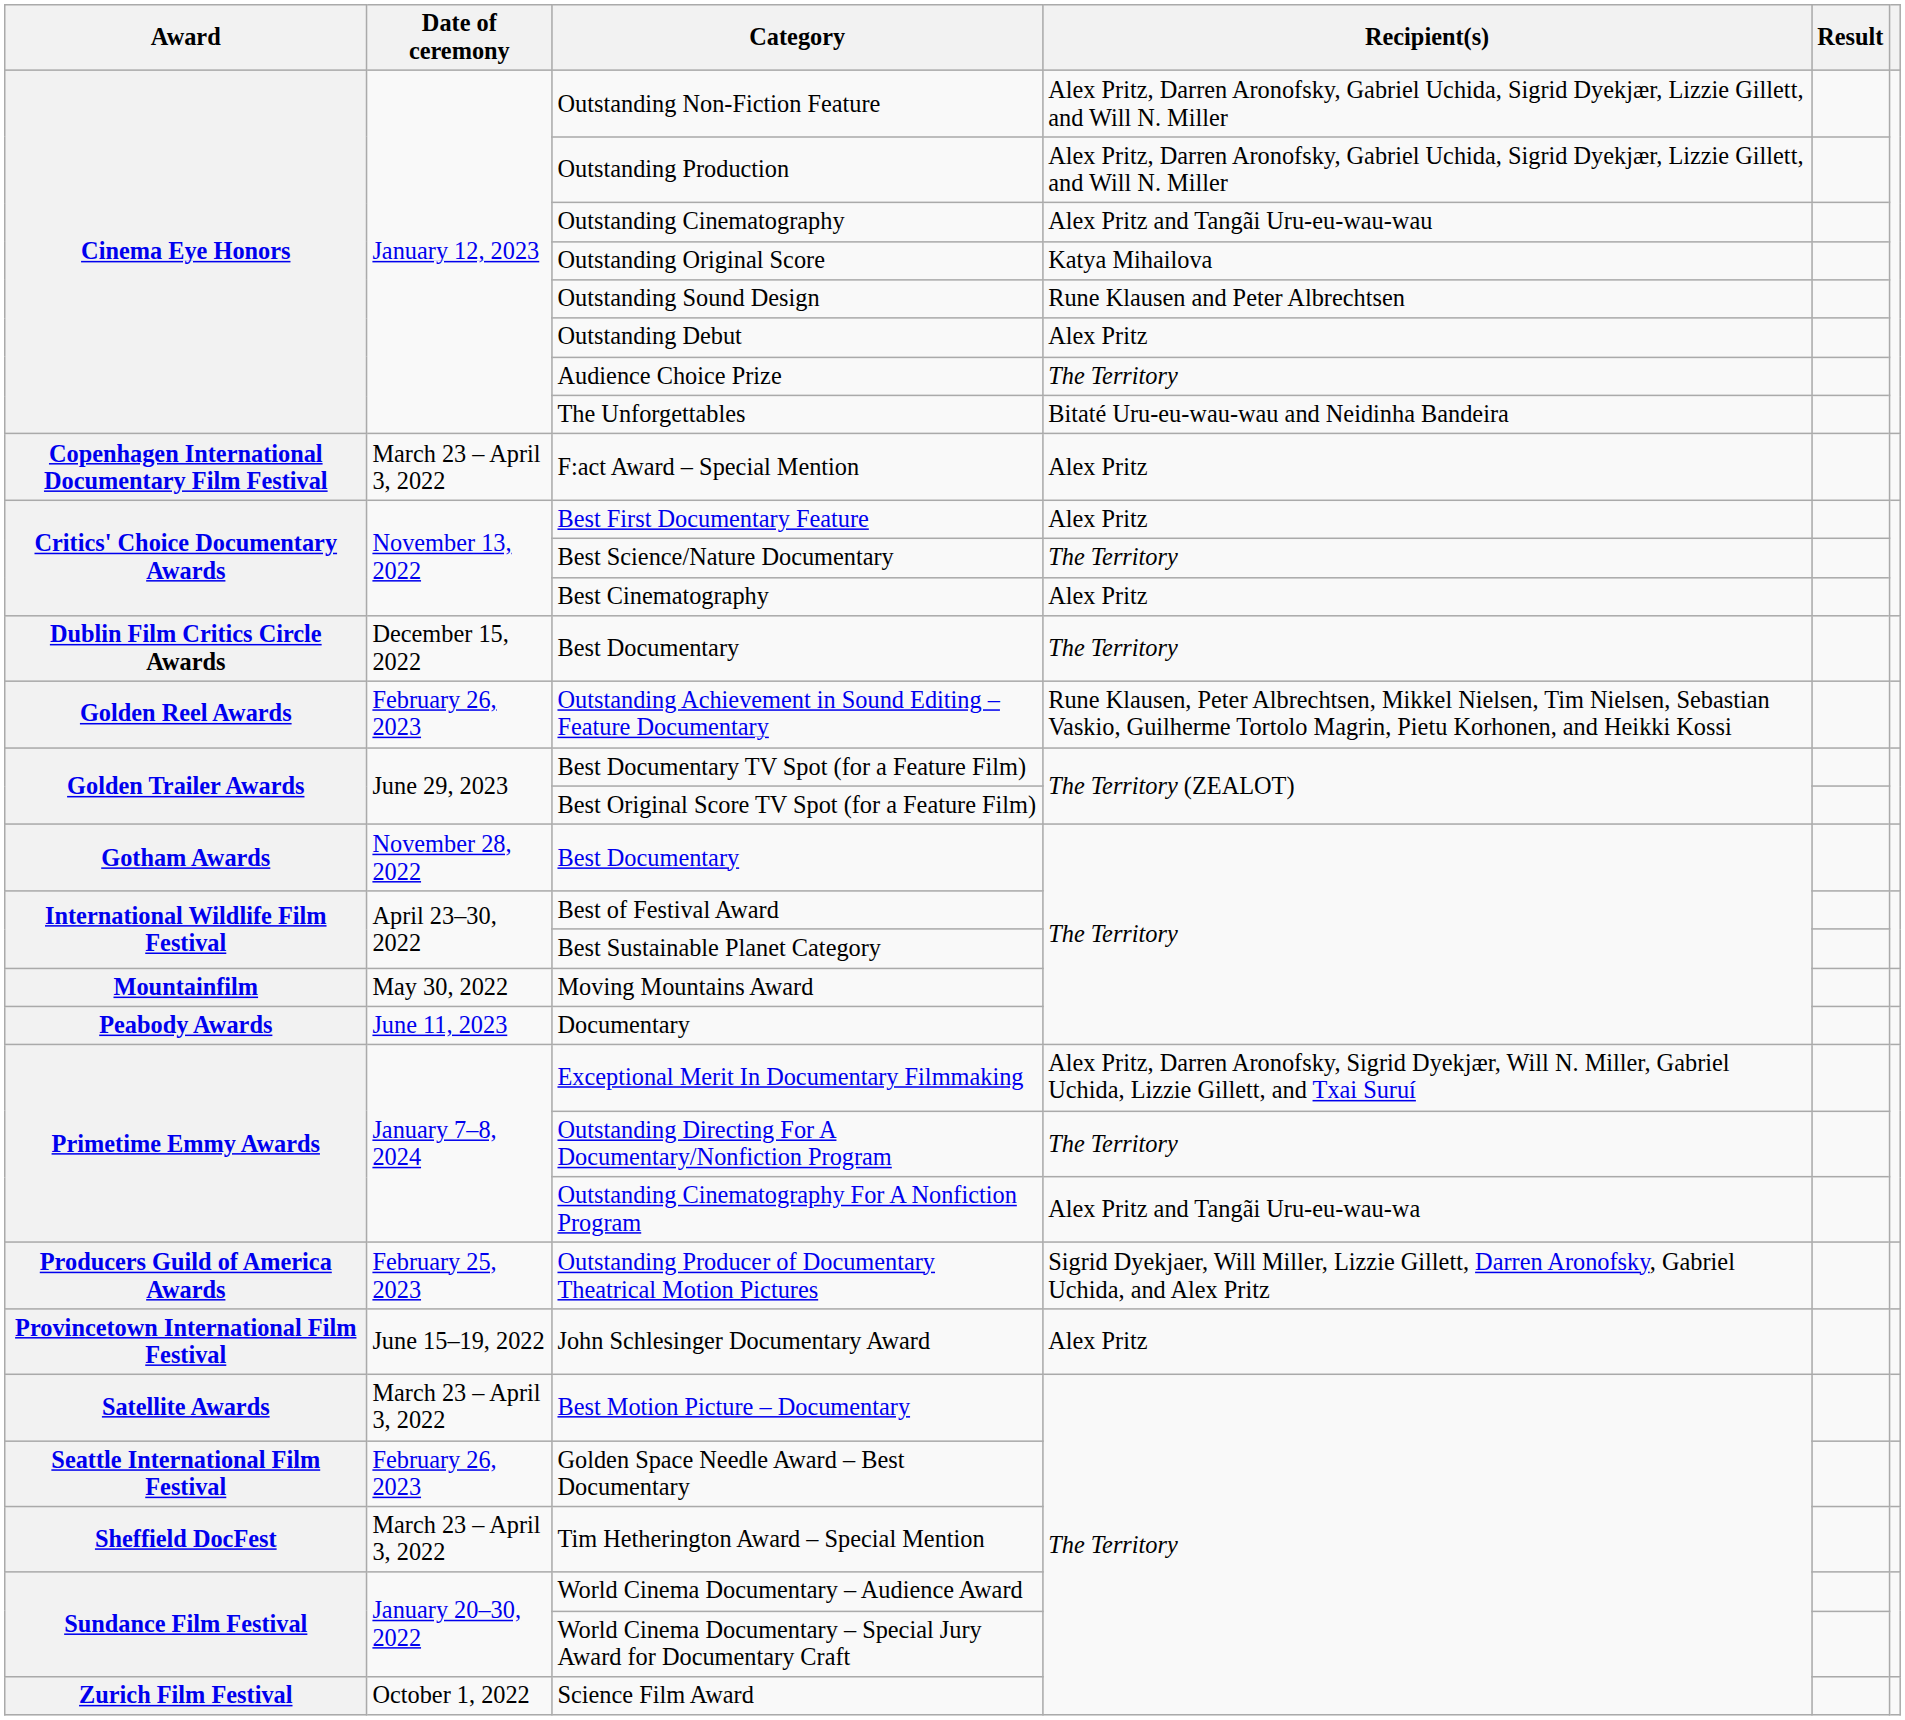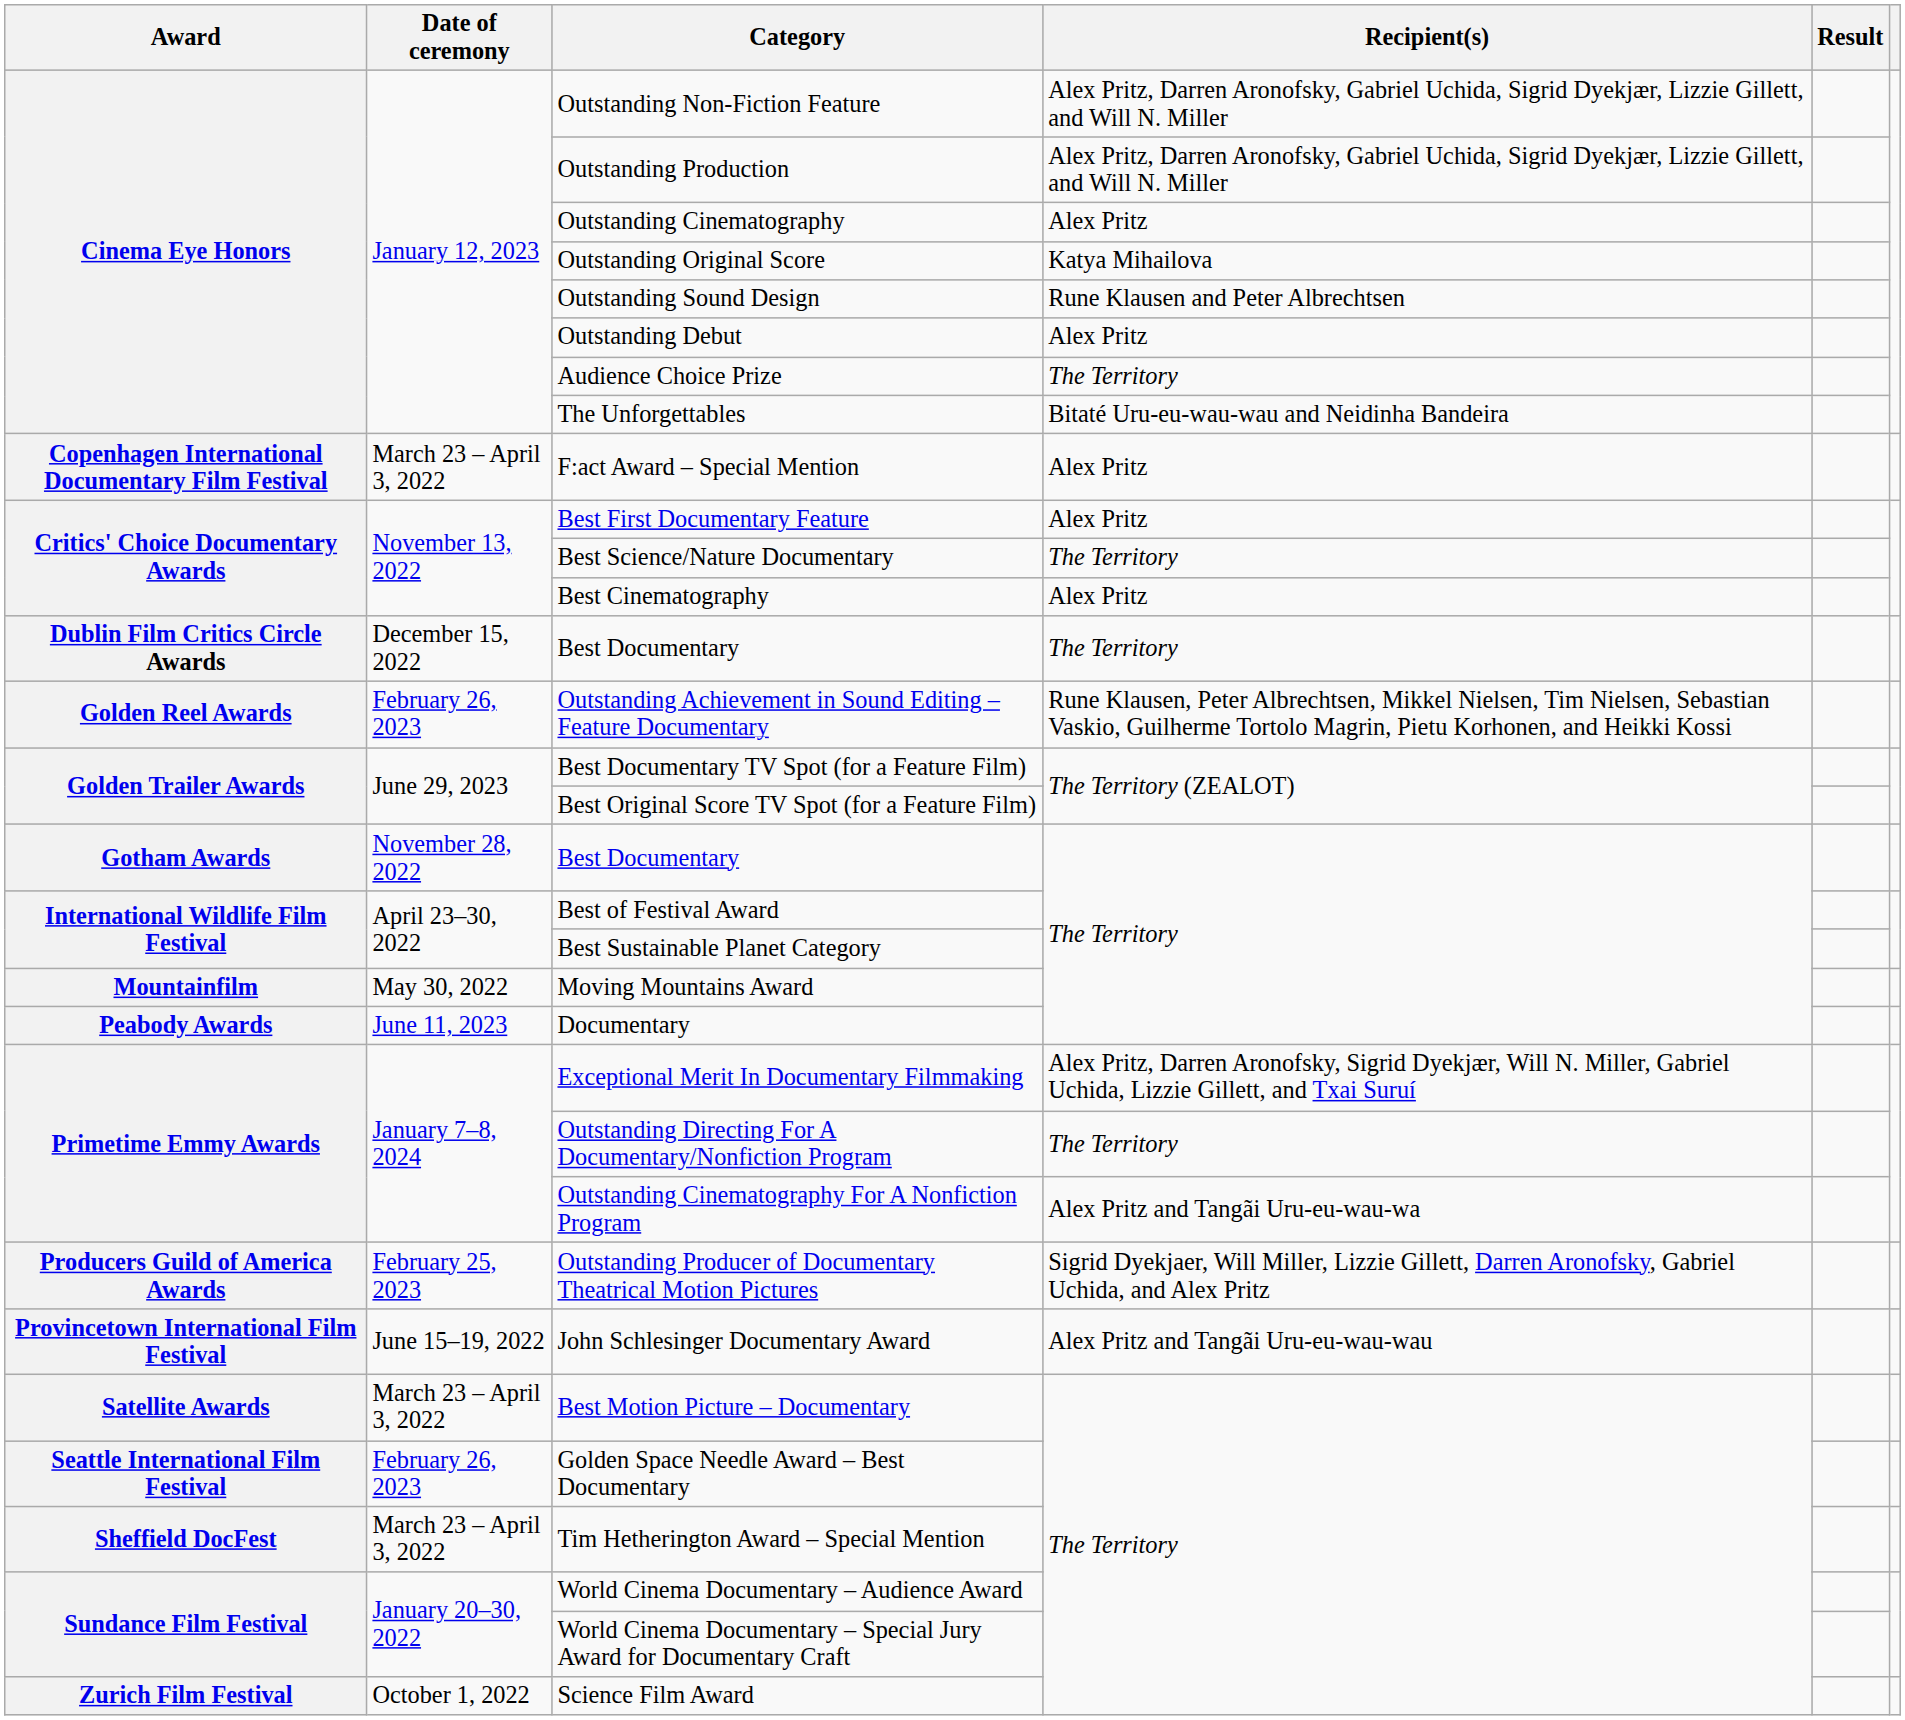(1240, 221) Alex Pritz and Tangãi Uru-eu-wau-wau -> (1098, 221) Alex Pritz
(1098, 1341) Alex Pritz -> (1240, 1341) Alex Pritz and Tangãi Uru-eu-wau-wau
